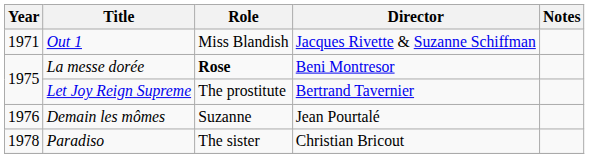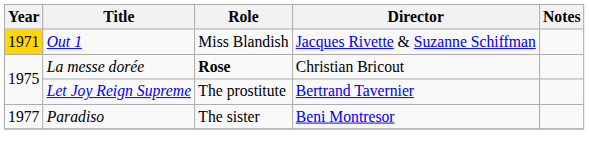(24, 41) no background -> (24, 41) gold background
(345, 66) Beni Montresor -> (350, 66) Christian Bricout
- row: (106, 116)
(24, 141) 1978 -> (24, 116) 1977
(350, 141) Christian Bricout -> (345, 116) Beni Montresor
